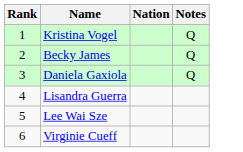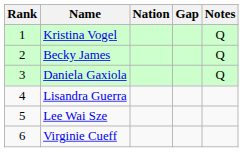+ column: (187, 14)
